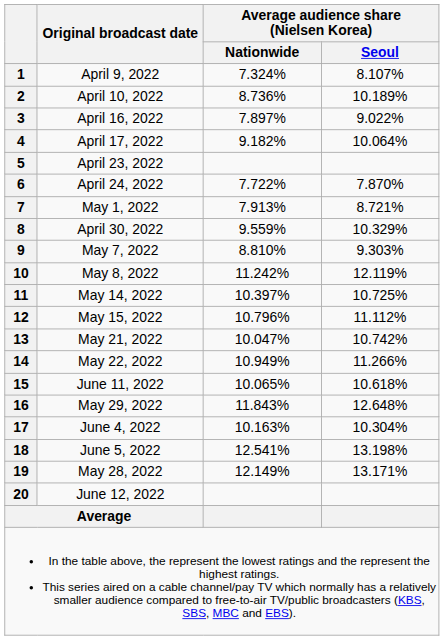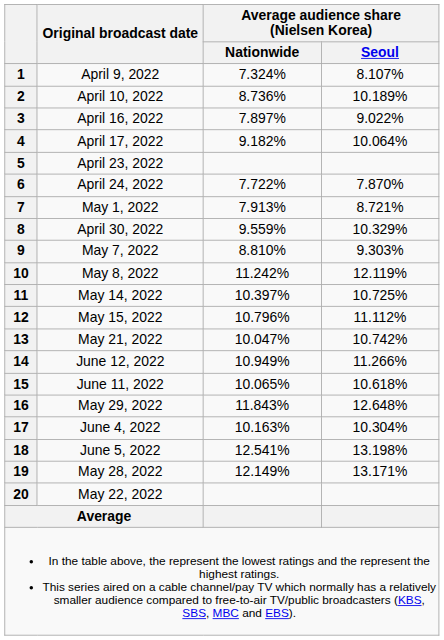(120, 361) May 22, 2022 -> (120, 361) June 12, 2022
(120, 494) June 12, 2022 -> (120, 494) May 22, 2022
